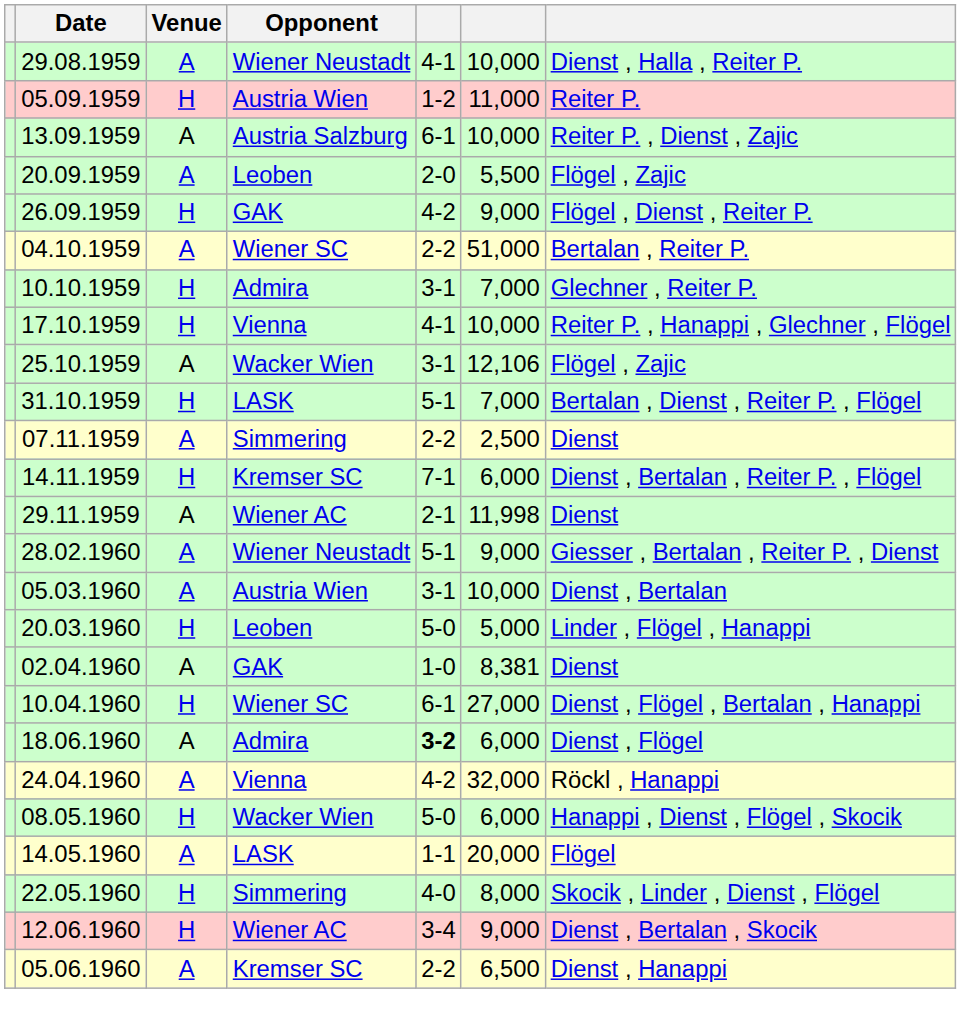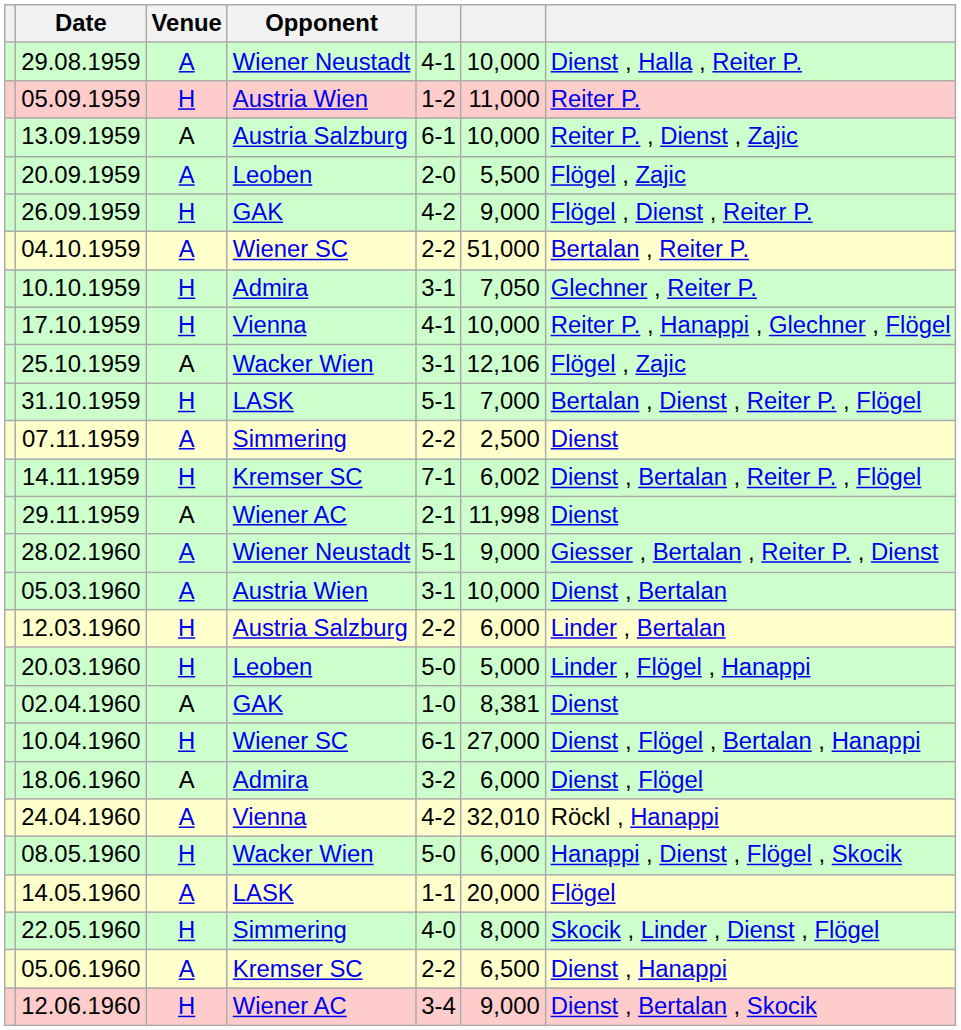(510, 288) 7,000 -> (510, 288) 7,050
(510, 477) 6,000 -> (510, 477) 6,002
+ row: (81, 628)
(439, 741) bold -> (439, 779) normal
(503, 779) 32,000 -> (503, 817) 32,010
rows swapped: (81, 968) <-> (81, 930)
